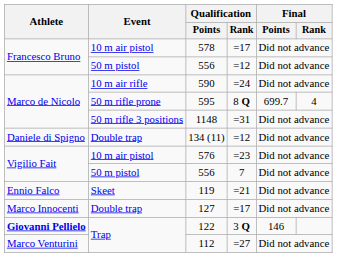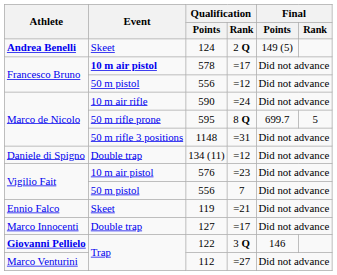+ row: (41, 48)
(122, 48) normal -> (124, 66) bold
(314, 101) 4 -> (315, 119) 5
